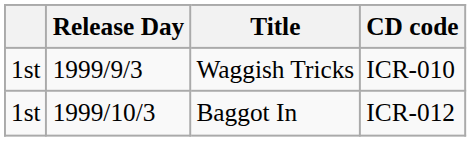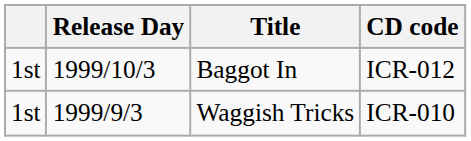rows swapped: (275, 69) <-> (247, 112)
